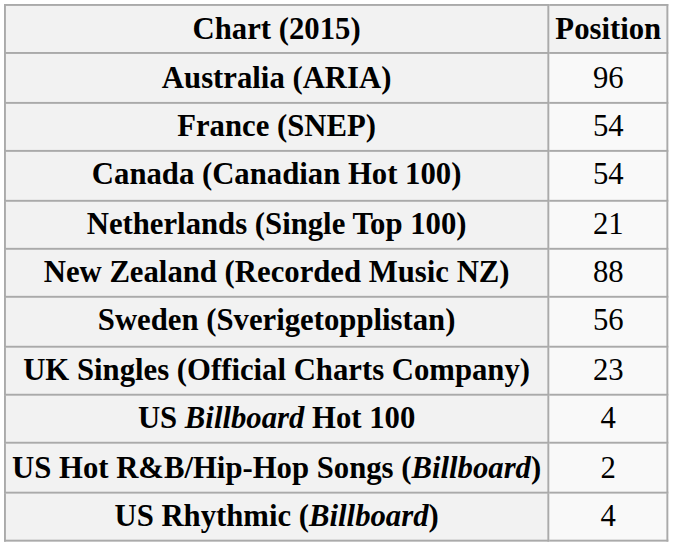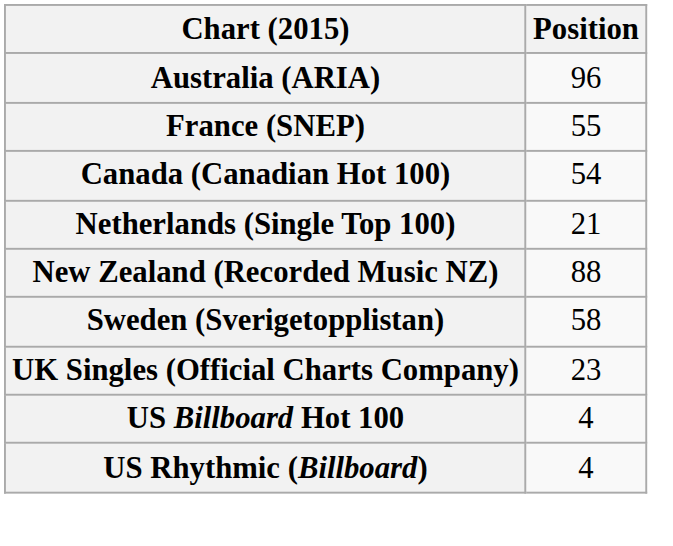(608, 126) 54 -> (586, 126) 55
(608, 321) 56 -> (586, 321) 58
- row: (277, 467)
